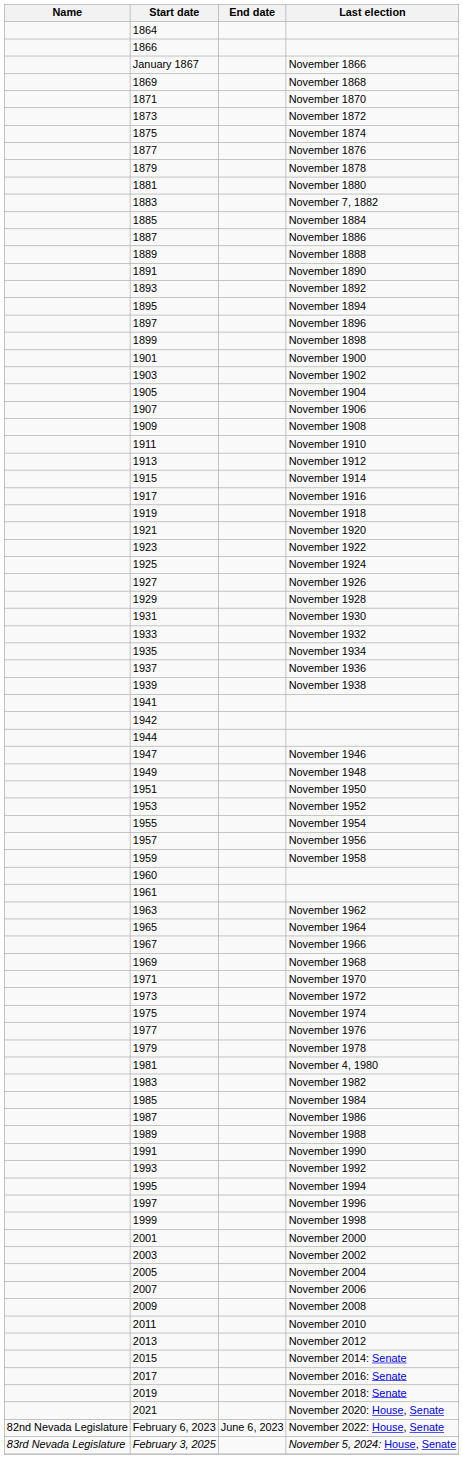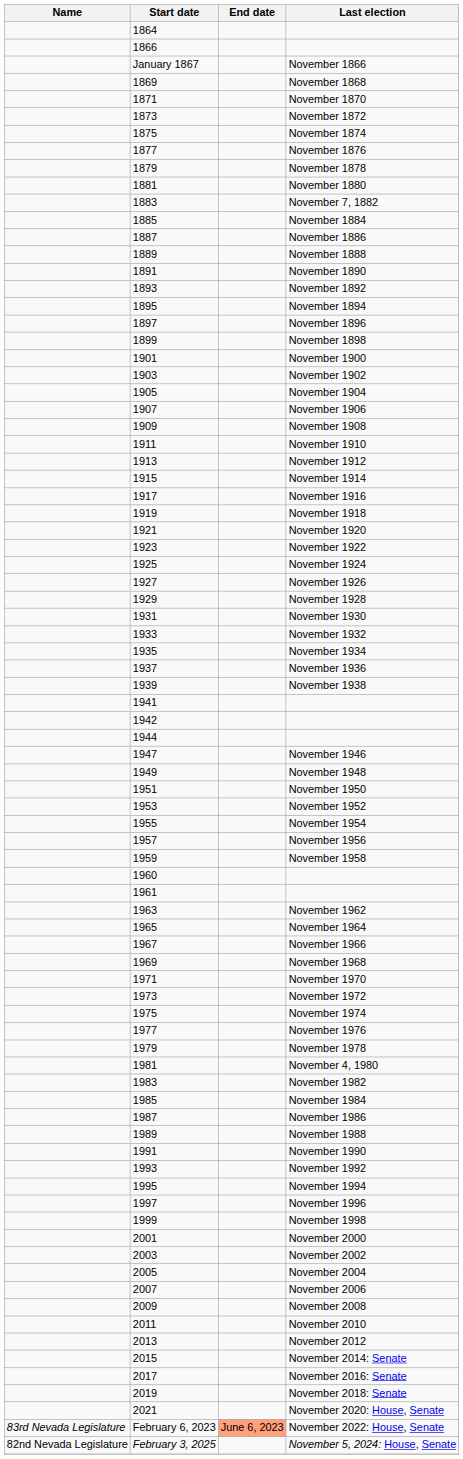(67, 1428) 82nd Nevada Legislature -> (66, 1428) 83rd Nevada Legislature
(252, 1428) no background -> (252, 1428) lightsalmon background
(66, 1445) 83rd Nevada Legislature -> (67, 1445) 82nd Nevada Legislature
